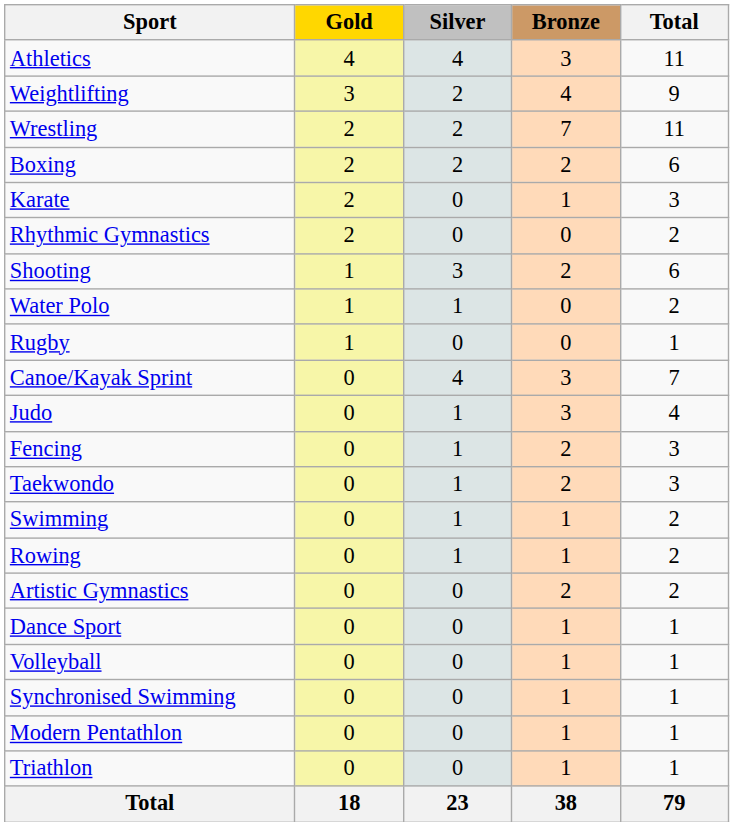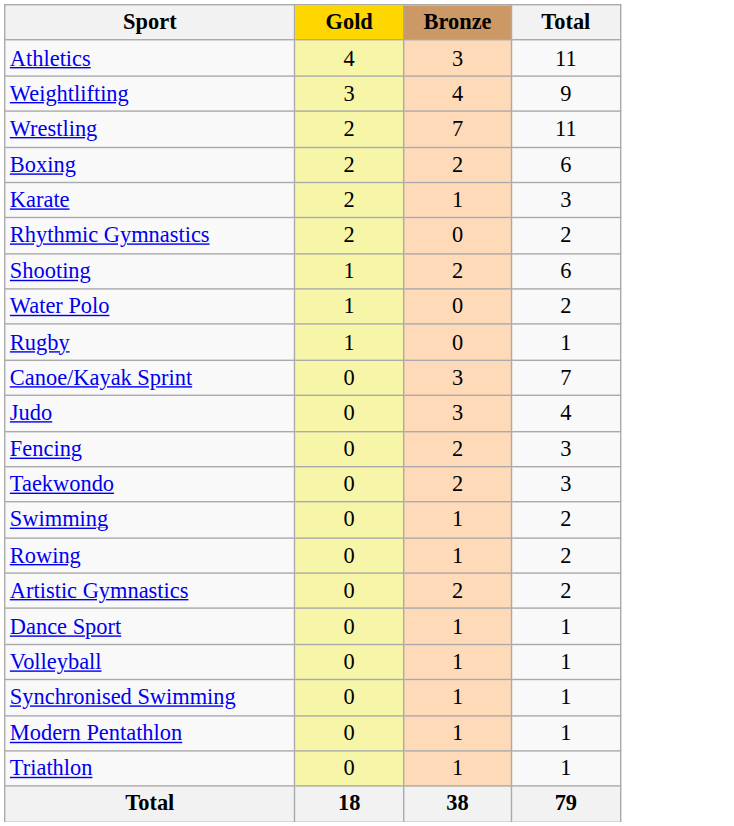- column: (458, 22)
